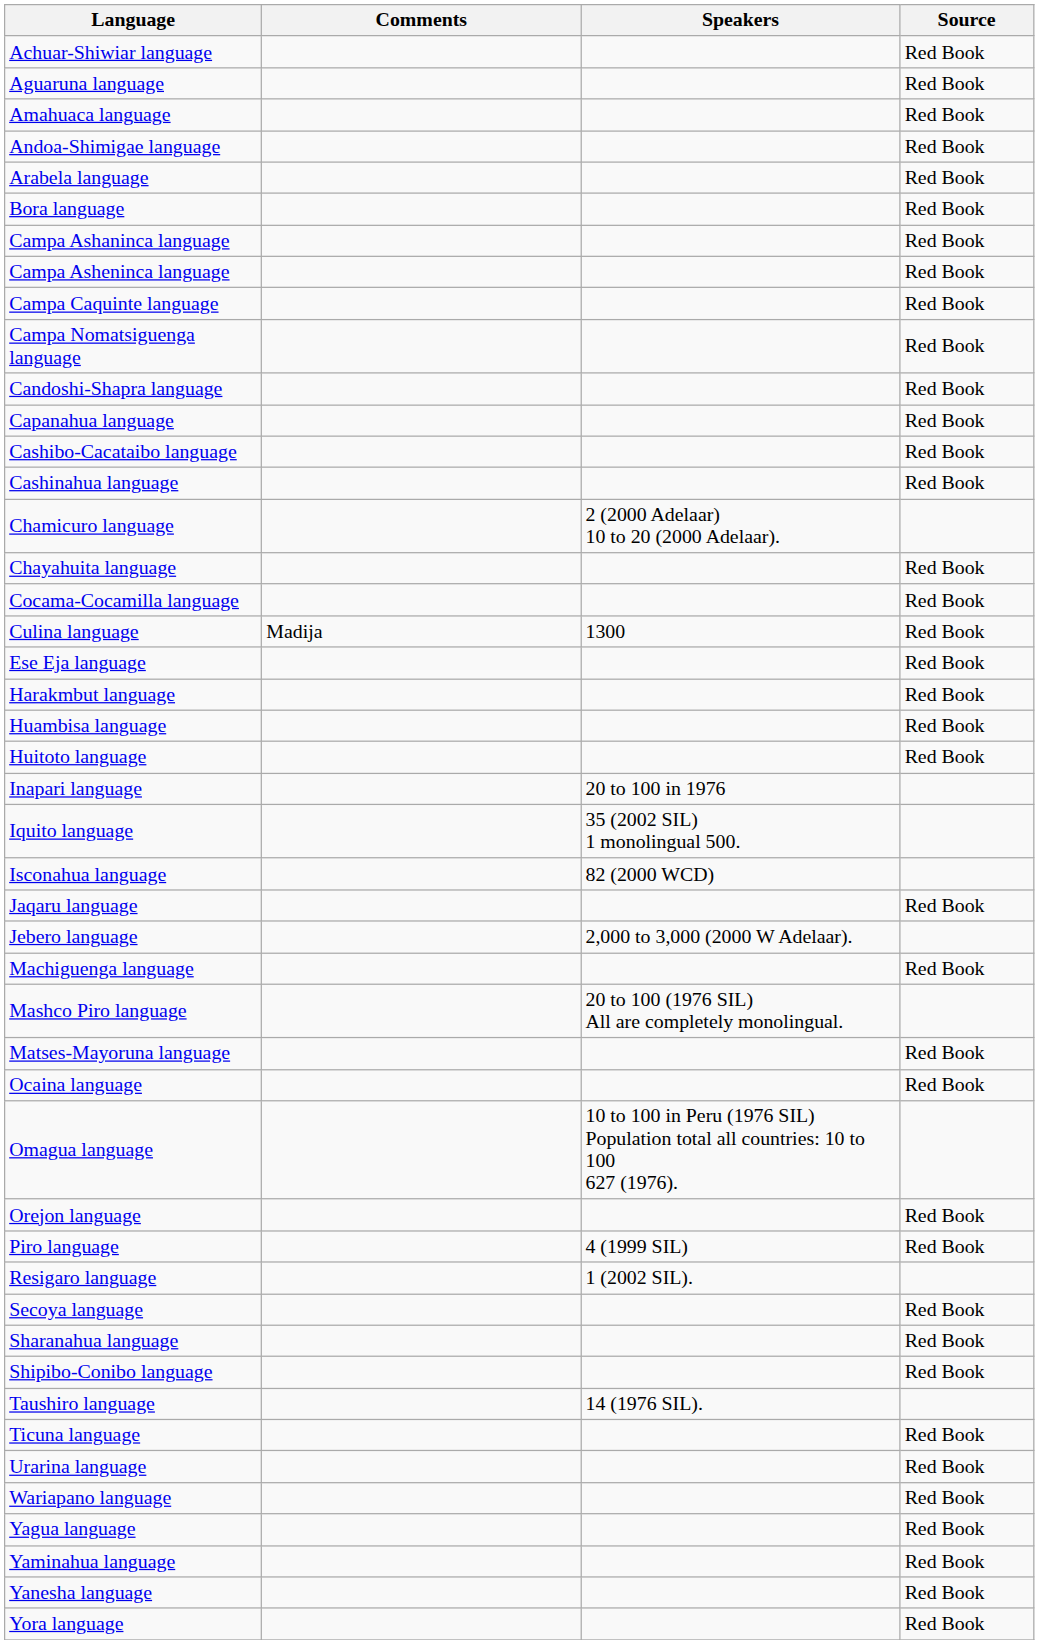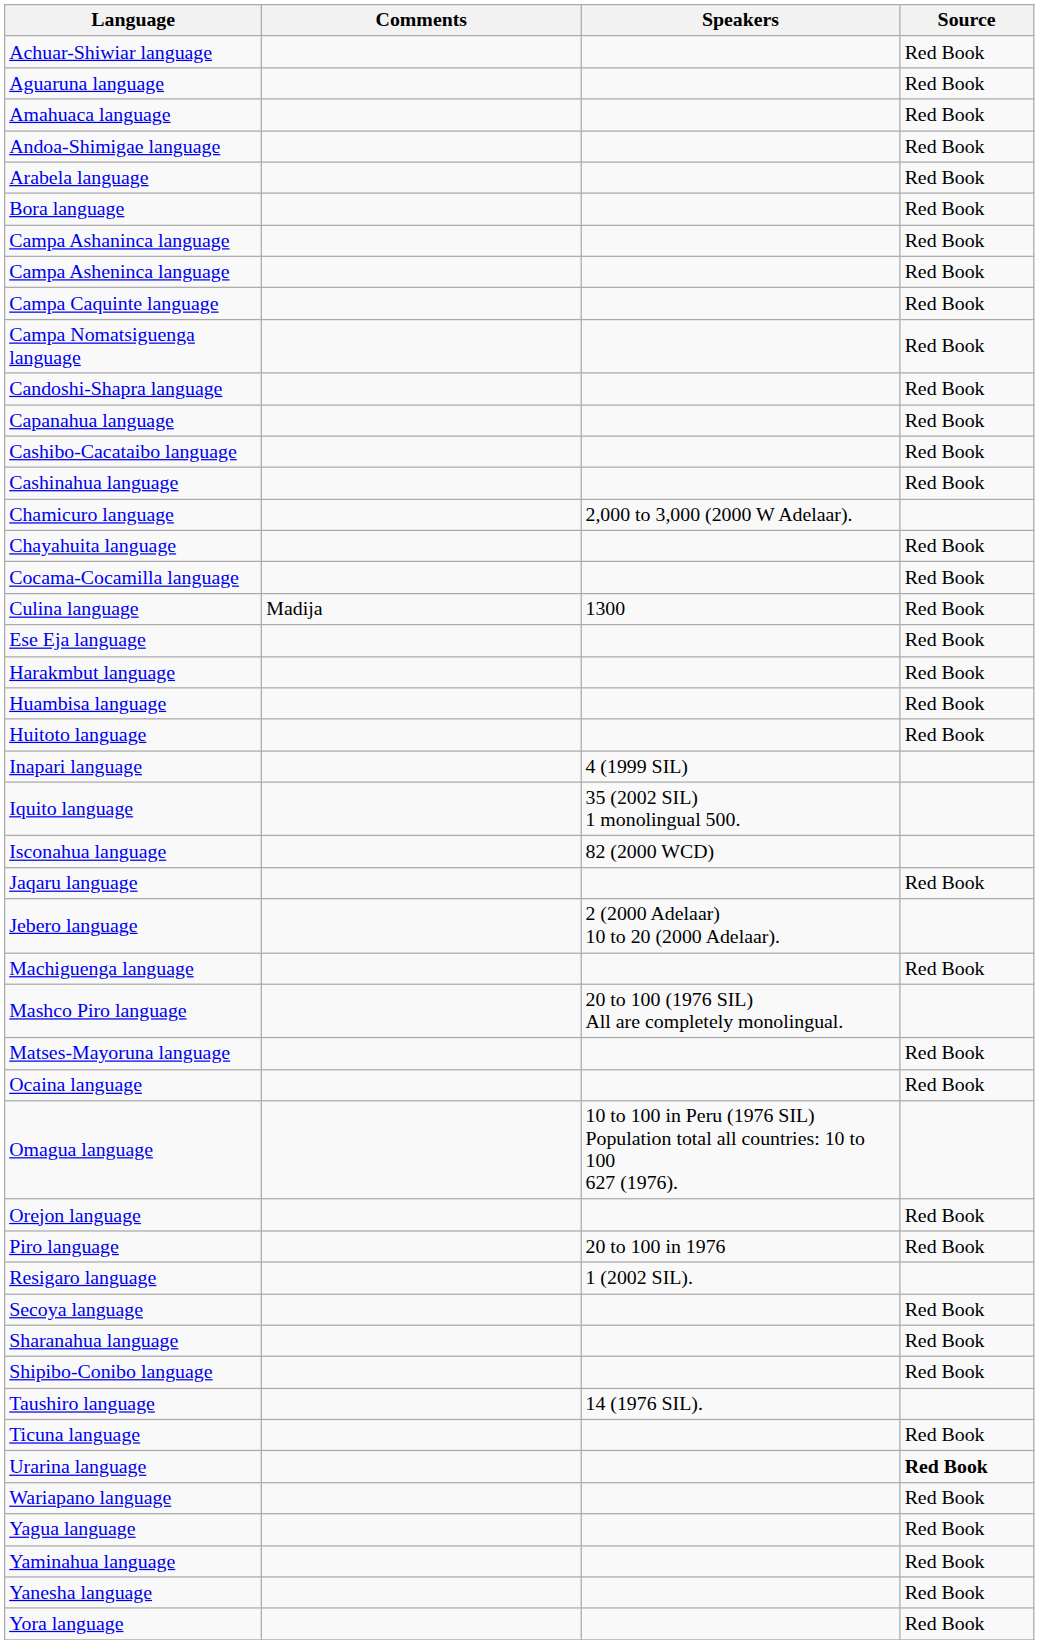(683, 525) 2 (2000 Adelaar) 10 to 20 (2000 Adelaar). -> (719, 514) 2,000 to 3,000 (2000 W Adelaar).
(655, 788) 20 to 100 in 1976 -> (637, 766) 4 (1999 SIL)
(719, 936) 2,000 to 3,000 (2000 W Adelaar). -> (683, 925) 2 (2000 Adelaar) 10 to 20 (2000 Adelaar).
(637, 1246) 4 (1999 SIL) -> (655, 1246) 20 to 100 in 1976
(945, 1466) normal -> (946, 1466) bold
